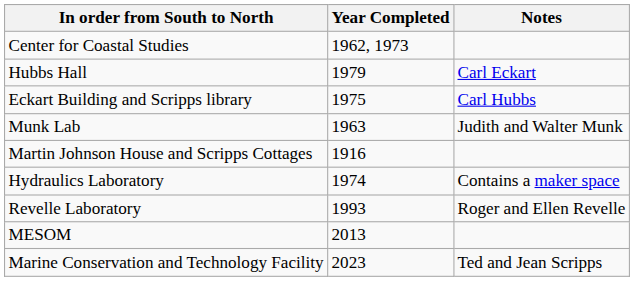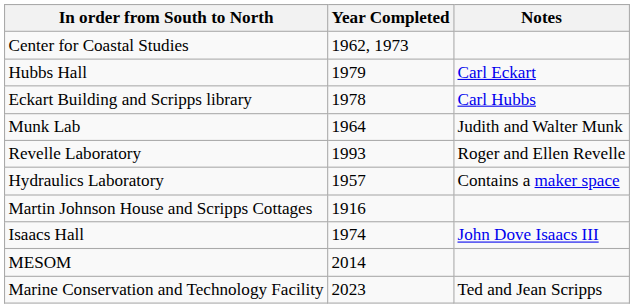(349, 99) 1975 -> (349, 99) 1978
(349, 126) 1963 -> (349, 126) 1964
rows swapped: (75, 208) <-> (160, 153)
(349, 180) 1974 -> (349, 180) 1957
+ row: (46, 235)
(349, 235) 2013 -> (349, 262) 2014
